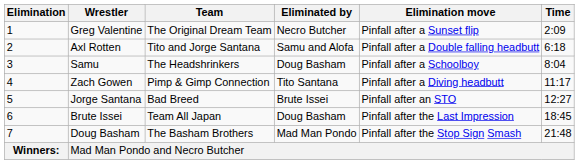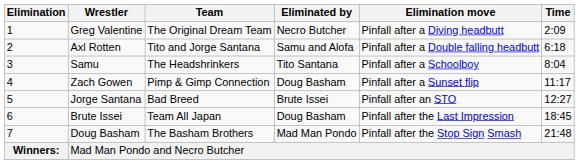(420, 30) Pinfall after a Sunset flip -> (433, 30) Pinfall after a Diving headbutt
(311, 64) Doug Basham -> (307, 64) Tito Santana
(307, 82) Tito Santana -> (311, 82) Doug Basham
(433, 82) Pinfall after a Diving headbutt -> (420, 82) Pinfall after a Sunset flip
